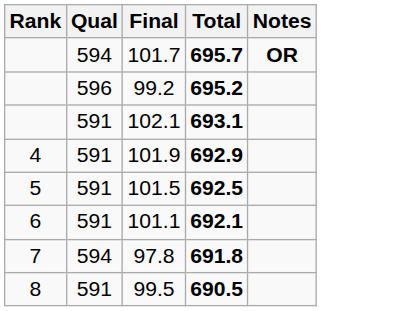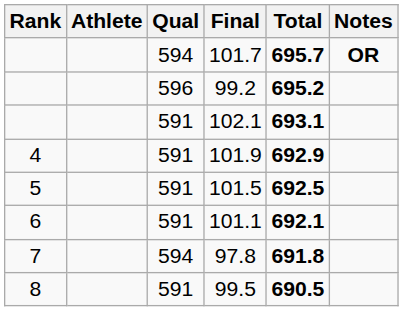+ column: (107, 21)
